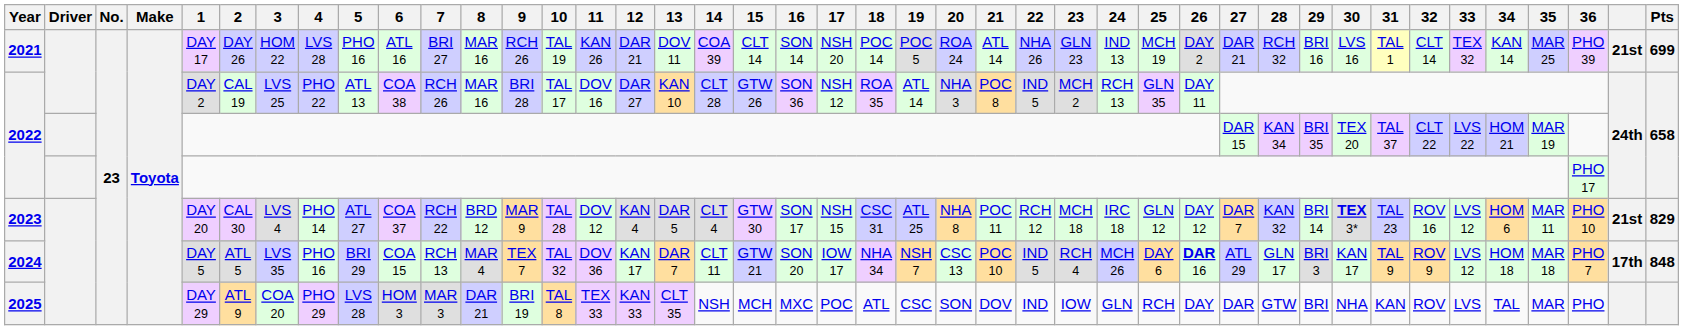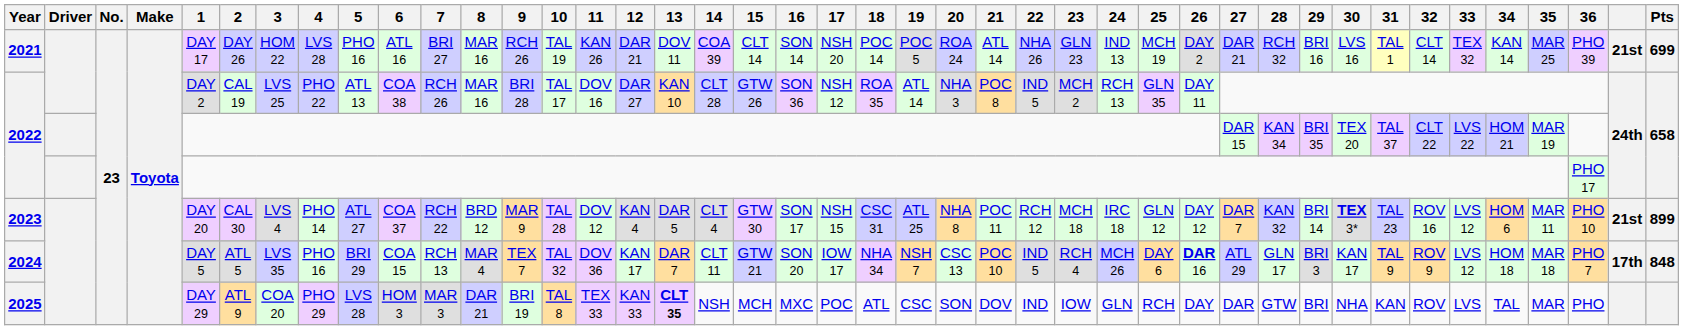(1662, 219) 829 -> (1662, 219) 899
(674, 303) normal -> (674, 304) bold
